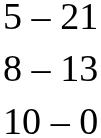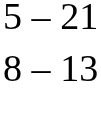- row: (51, 121)
